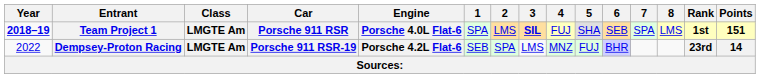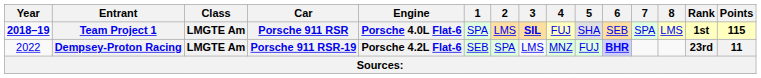(736, 31) 151 -> (737, 31) 115
(617, 48) normal -> (617, 48) bold
(736, 48) 14 -> (737, 48) 11
